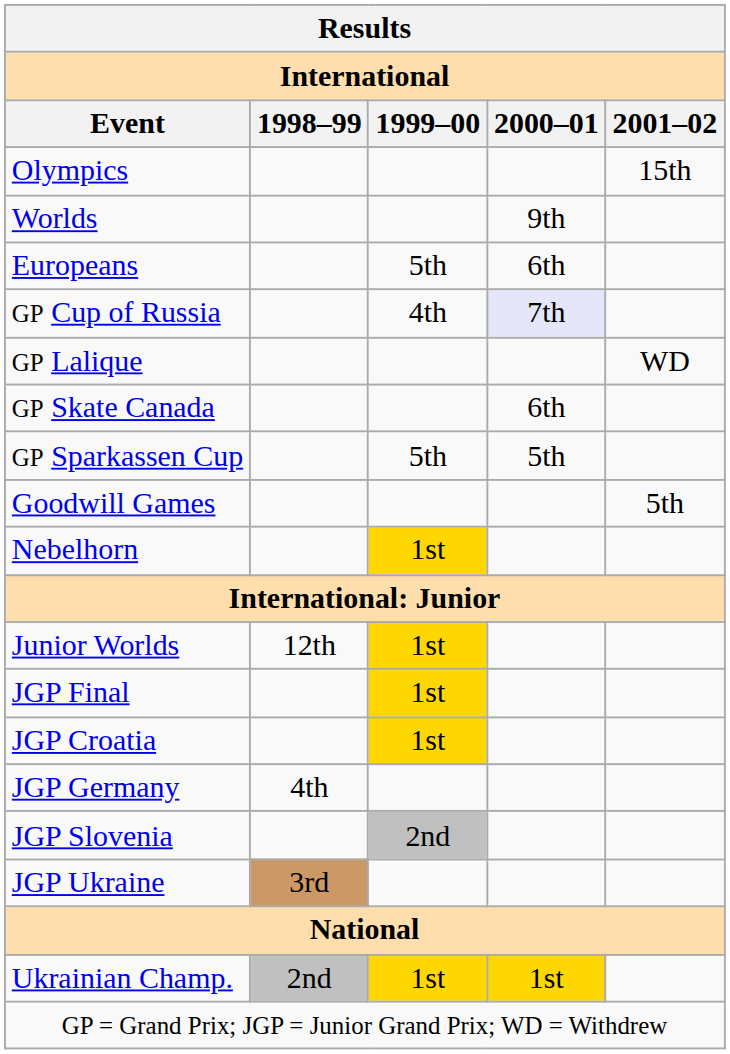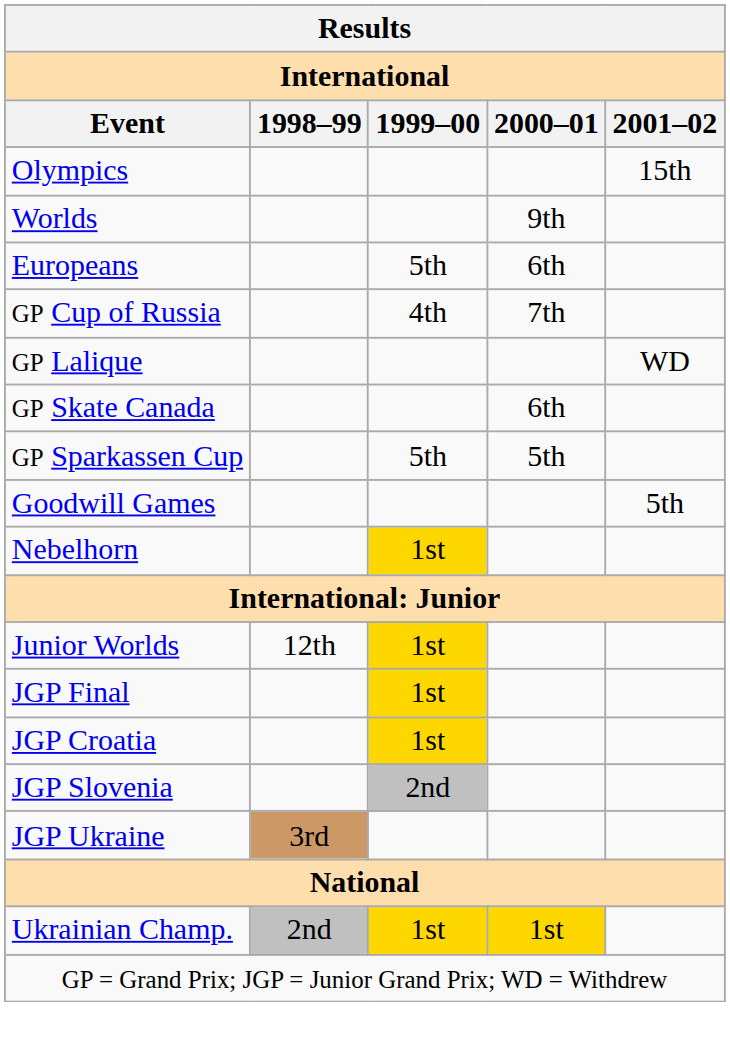(546, 312) lavender background -> (546, 312) no background
- row: (96, 787)
